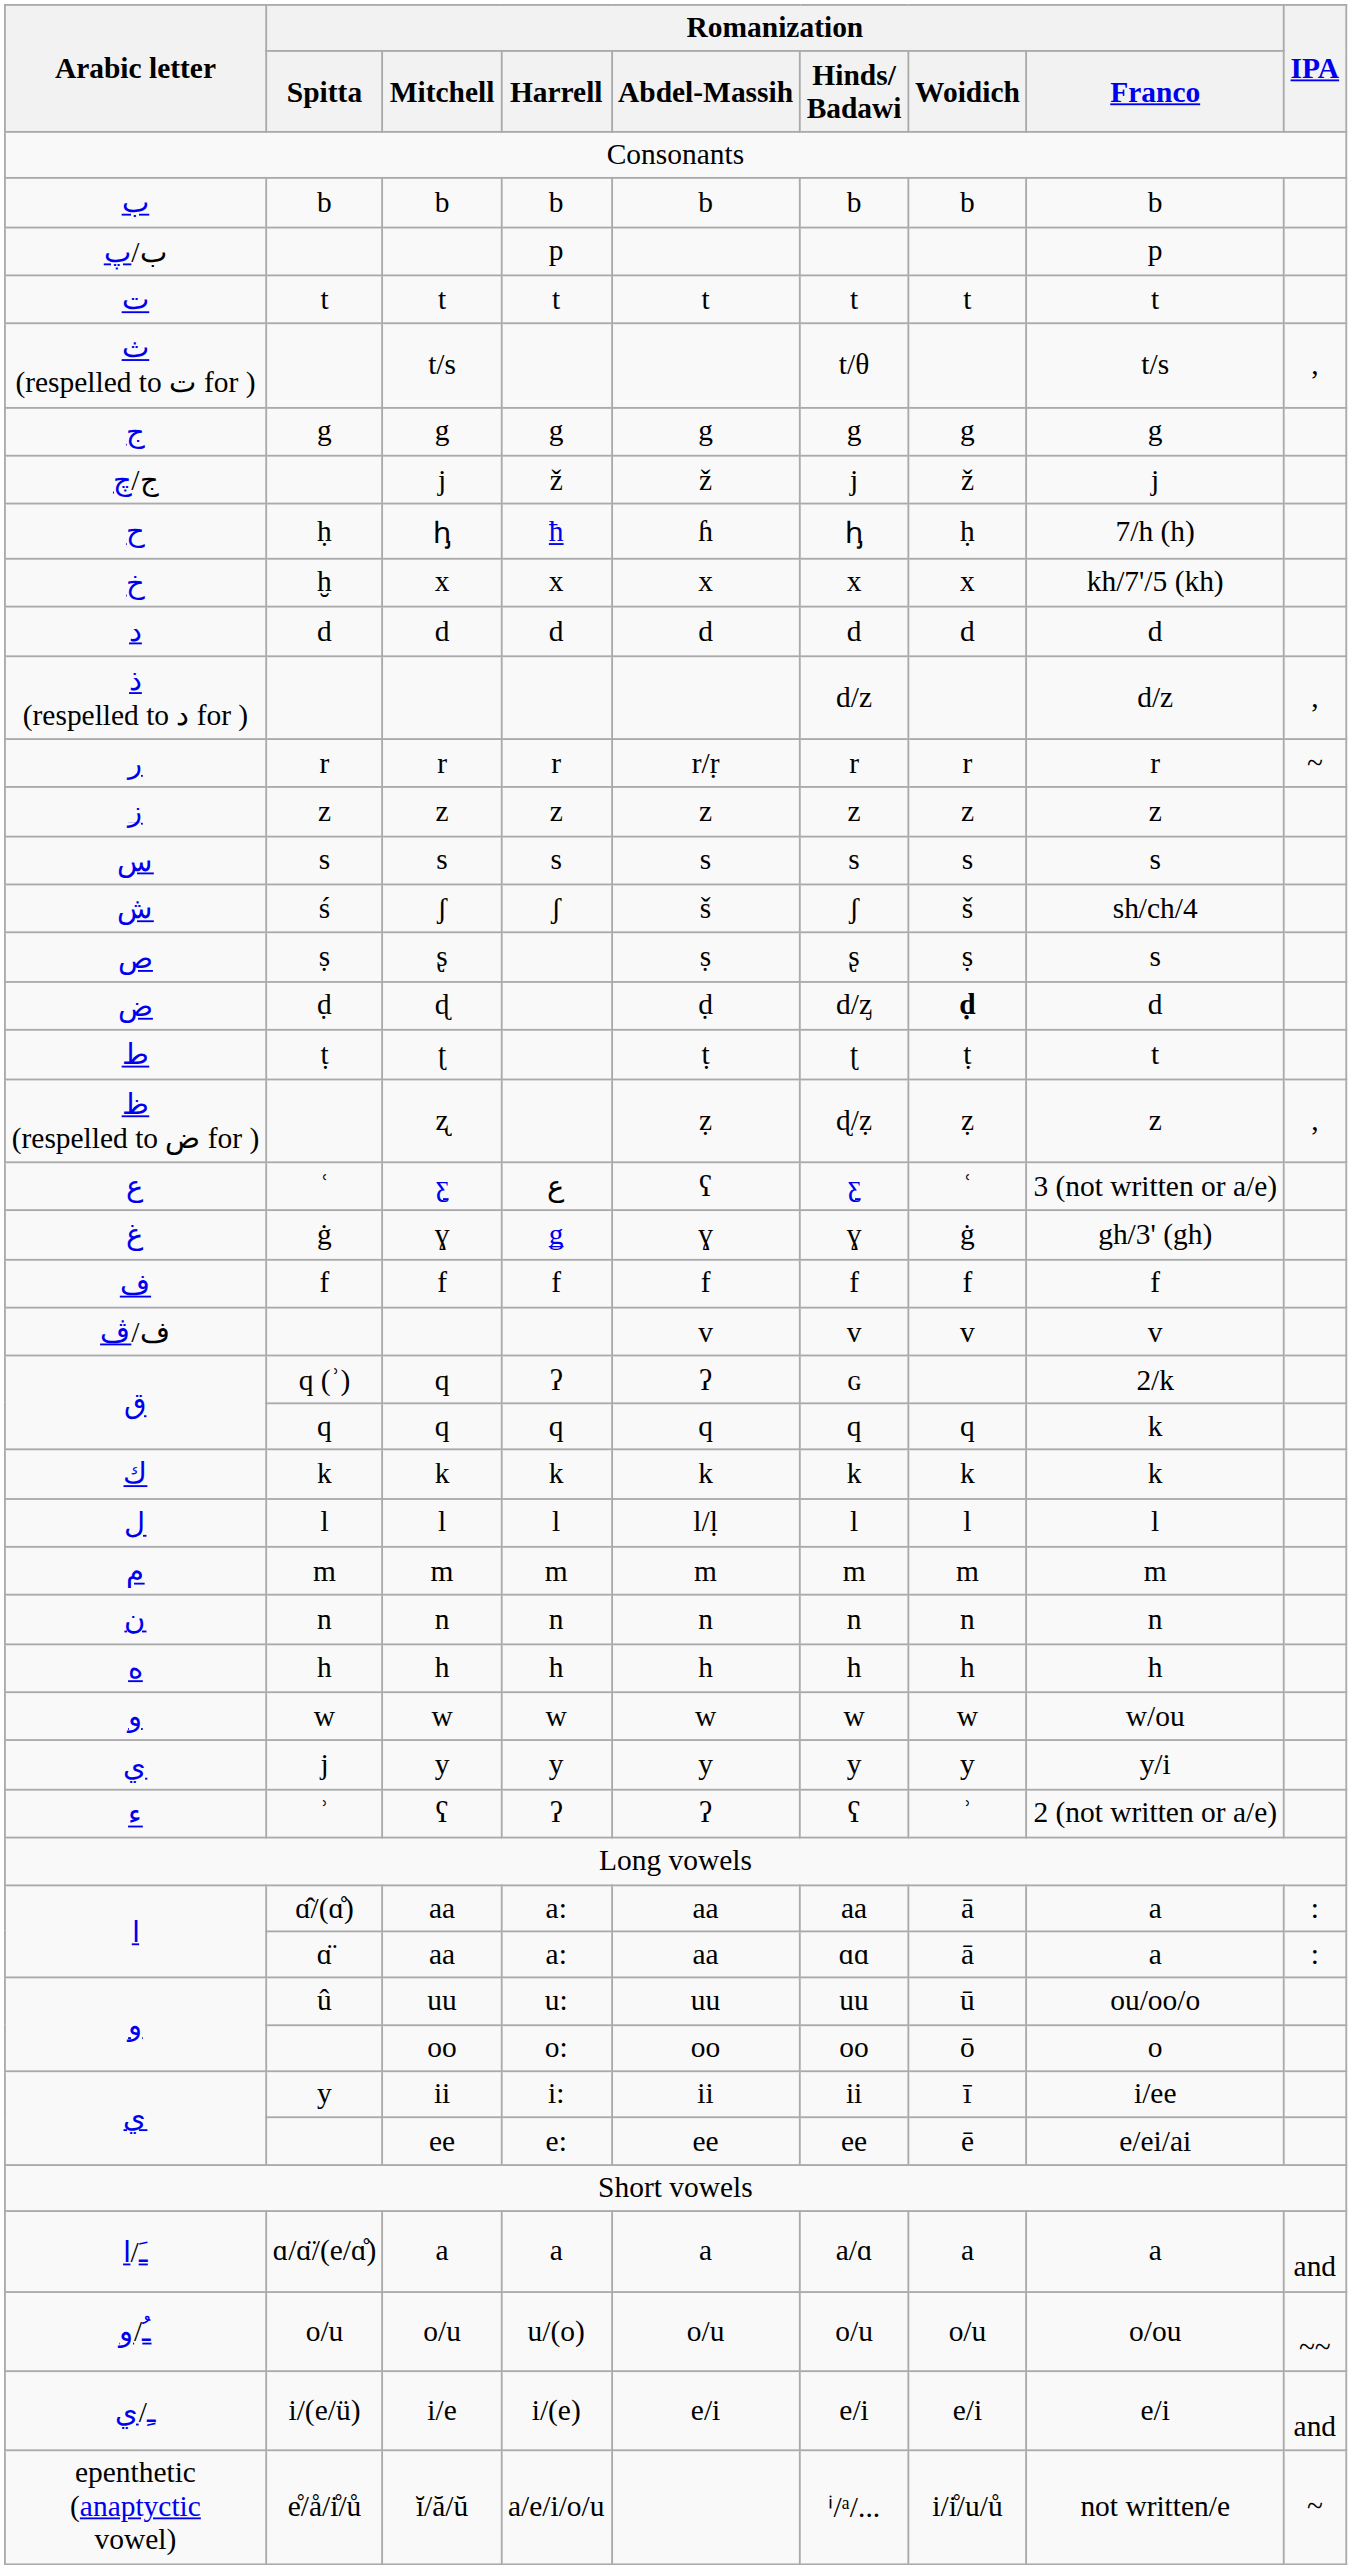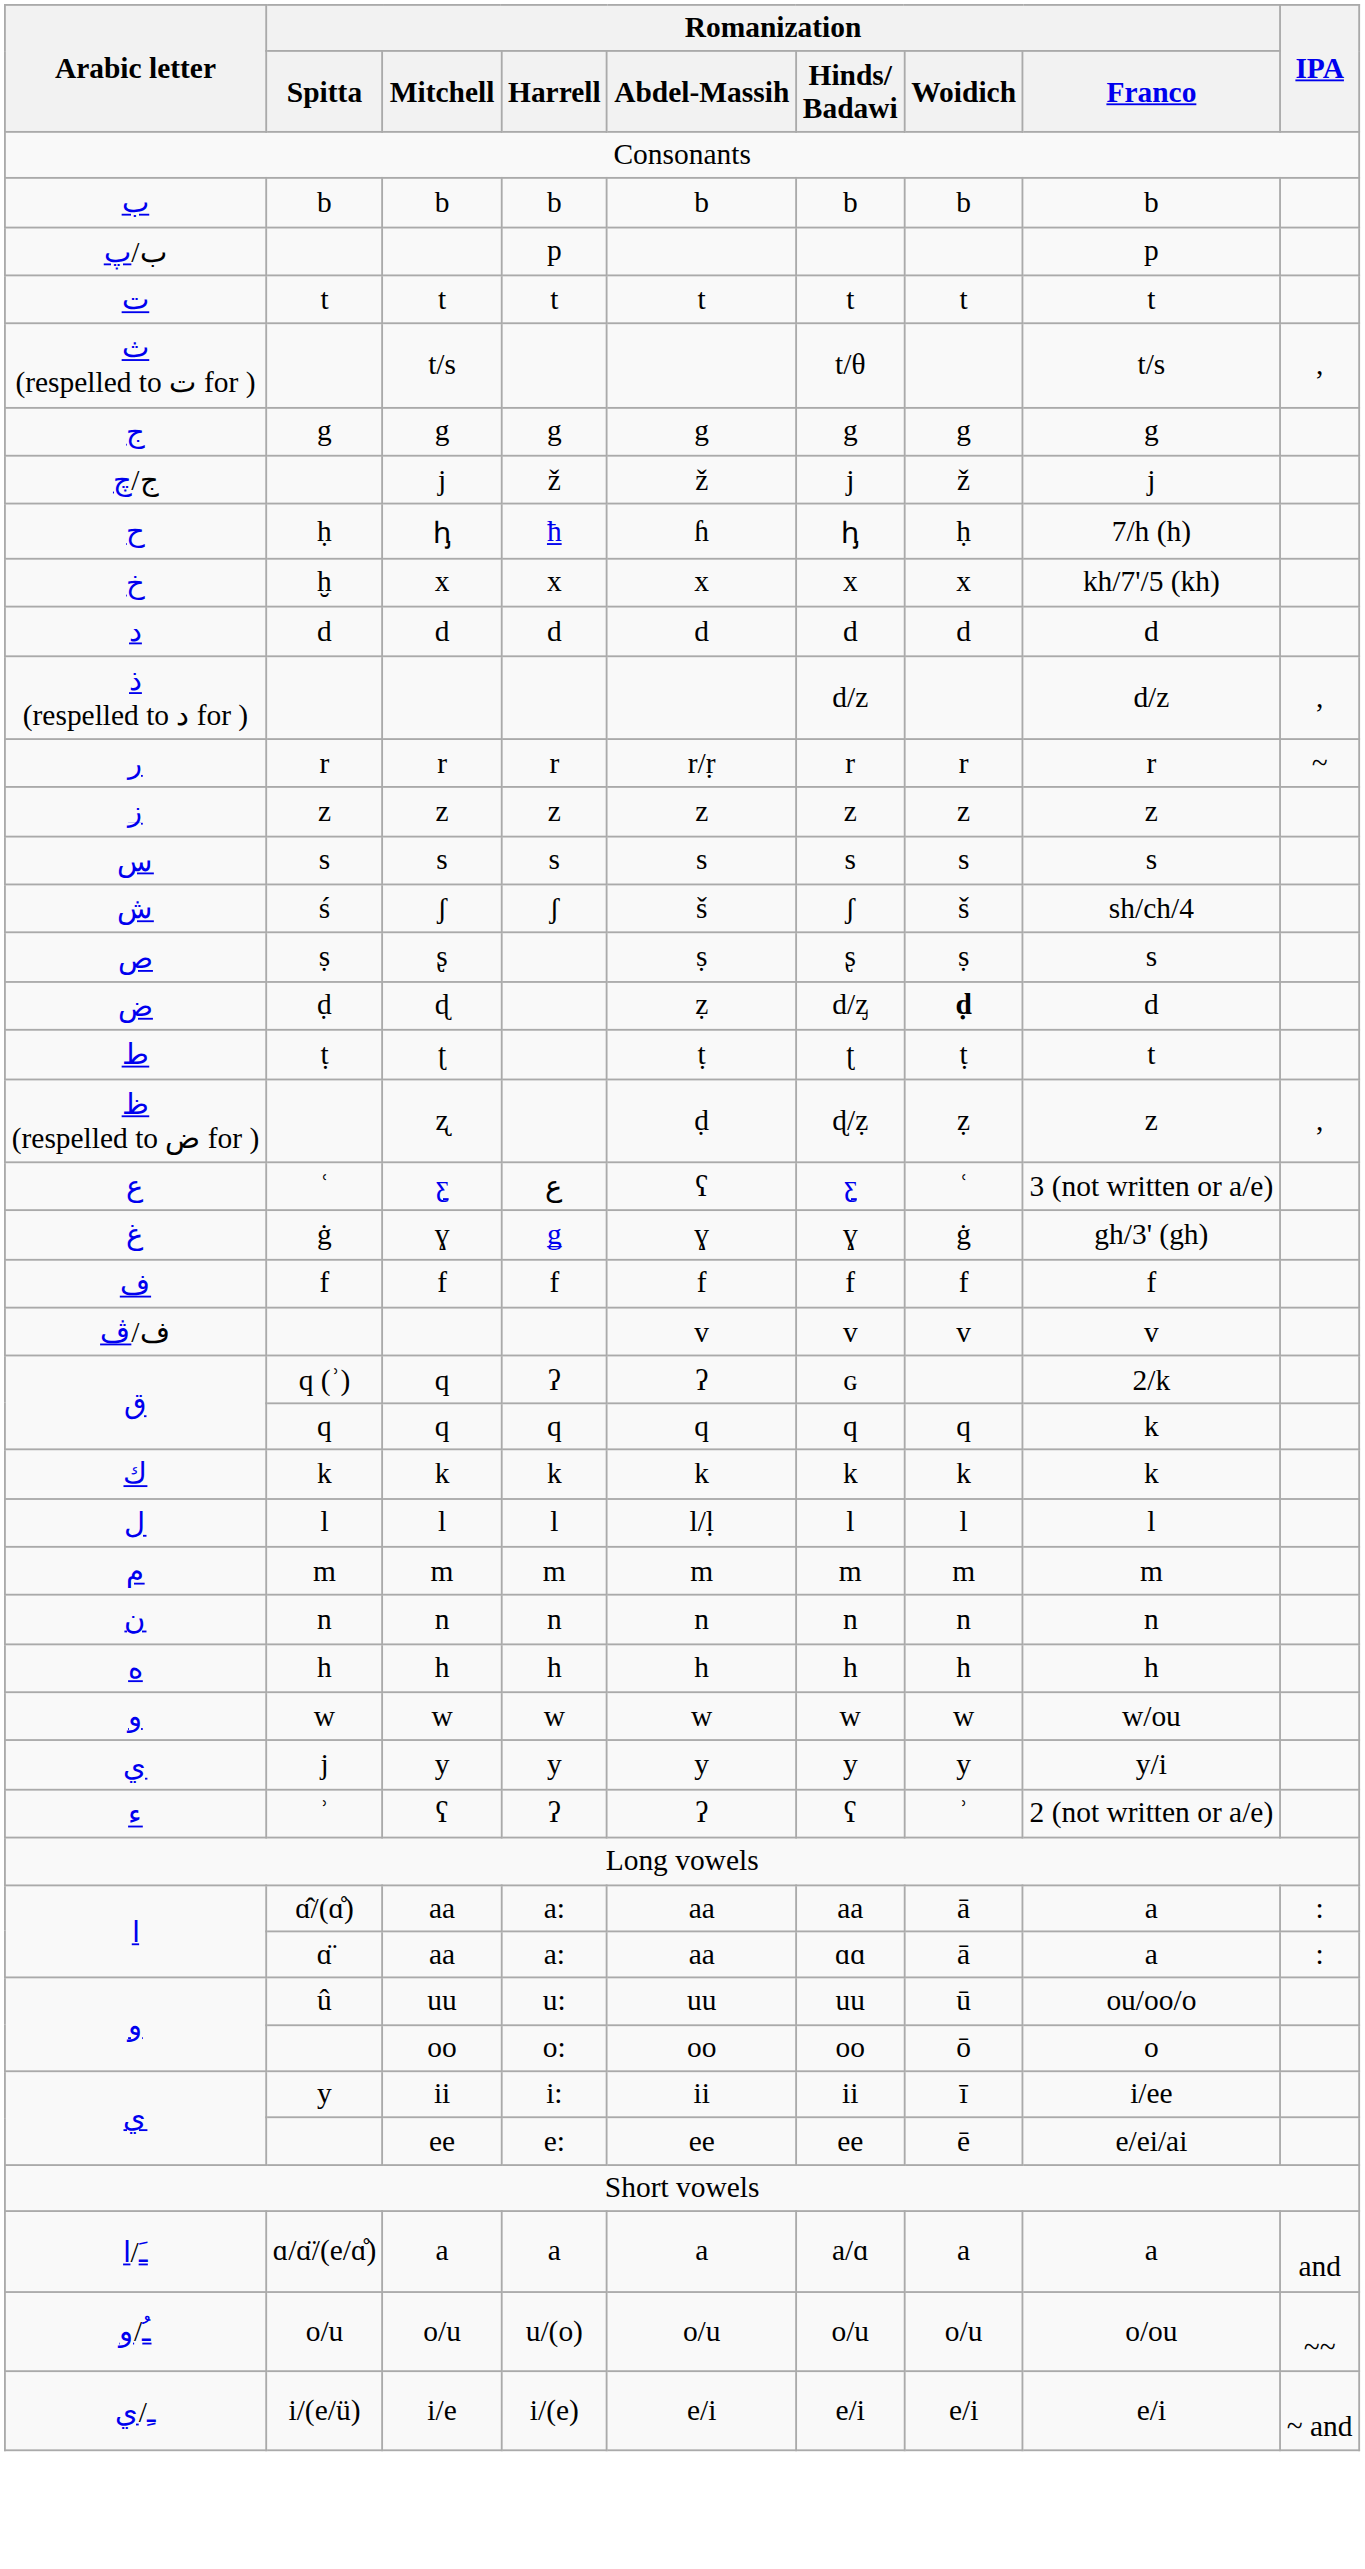(706, 1005) ḍ -> (702, 1005) ẓ
(706, 1119) ẓ -> (702, 1119) ḍ
(1315, 2426) and -> (1320, 2426) ~ and
- row: (135, 2506)
